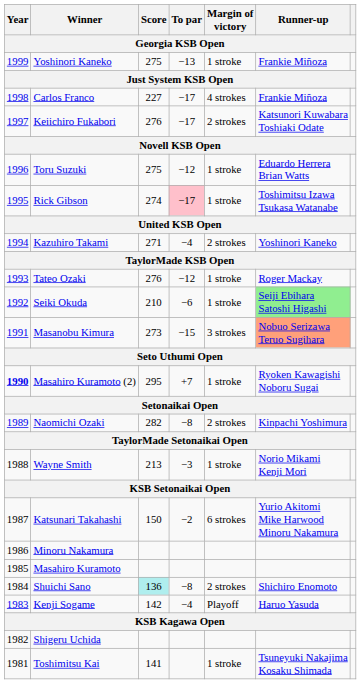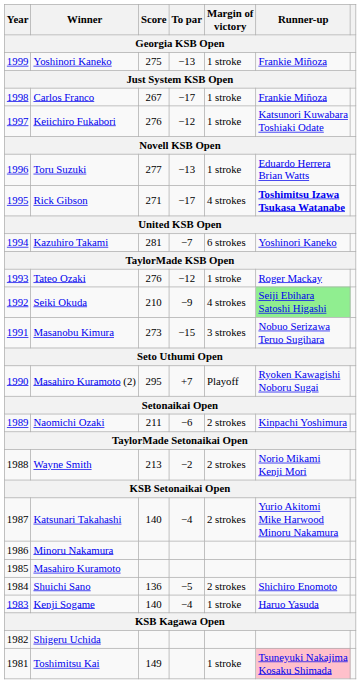(154, 97) 227 -> (154, 97) 267
(226, 97) 4 strokes -> (224, 97) 1 stroke
(187, 121) −17 -> (187, 121) −12
(226, 121) 2 strokes -> (224, 121) 1 stroke
(154, 170) 275 -> (154, 170) 277
(187, 170) −12 -> (187, 170) −13
(154, 200) 274 -> (154, 200) 271
(187, 200) pink background -> (187, 200) no background
(224, 200) 1 stroke -> (226, 200) 4 strokes
(298, 200) normal -> (302, 200) bold
(154, 242) 271 -> (154, 242) 281
(187, 242) −4 -> (187, 242) −7
(226, 242) 2 strokes -> (226, 242) 6 strokes
(187, 302) −6 -> (187, 302) −9
(224, 302) 1 stroke -> (226, 302) 4 strokes
(294, 332) lightsalmon background -> (294, 332) no background
(18, 381) bold -> (18, 381) normal
(224, 381) 1 stroke -> (223, 381) Playoff
(154, 423) 282 -> (154, 423) 211
(187, 423) −8 -> (187, 423) −6
(187, 465) −3 -> (187, 465) −2
(224, 465) 1 stroke -> (226, 465) 2 strokes
(154, 520) 150 -> (154, 520) 140
(187, 520) −2 -> (187, 520) −4
(226, 520) 6 strokes -> (226, 520) 2 strokes
(154, 586) paleturquoise background -> (154, 586) no background
(187, 586) −8 -> (187, 586) −5
(154, 604) 142 -> (154, 604) 140
(223, 604) Playoff -> (224, 604) 1 stroke
(154, 663) 141 -> (154, 663) 149
(303, 663) no background -> (303, 663) pink background
